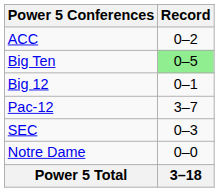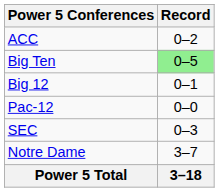(186, 107) 3–7 -> (186, 107) 0–0
(186, 152) 0–0 -> (186, 152) 3–7
